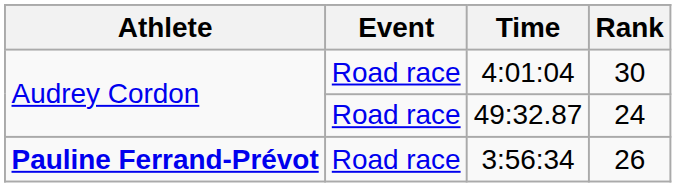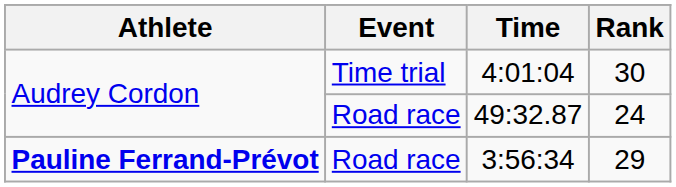(396, 72) Road race -> (389, 72) Time trial
(630, 160) 26 -> (630, 160) 29
